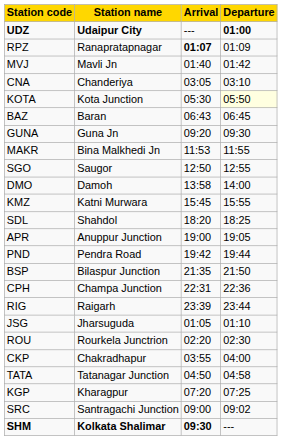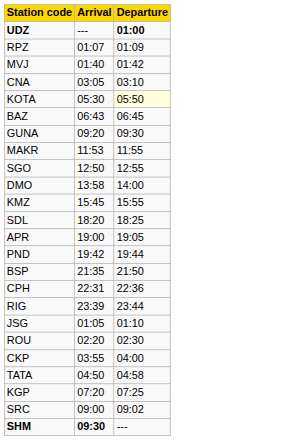- column: (128, 13)
(198, 47) bold -> (91, 47) normal
